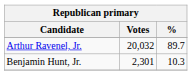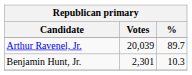(141, 46) 20,032 -> (141, 46) 20,039
